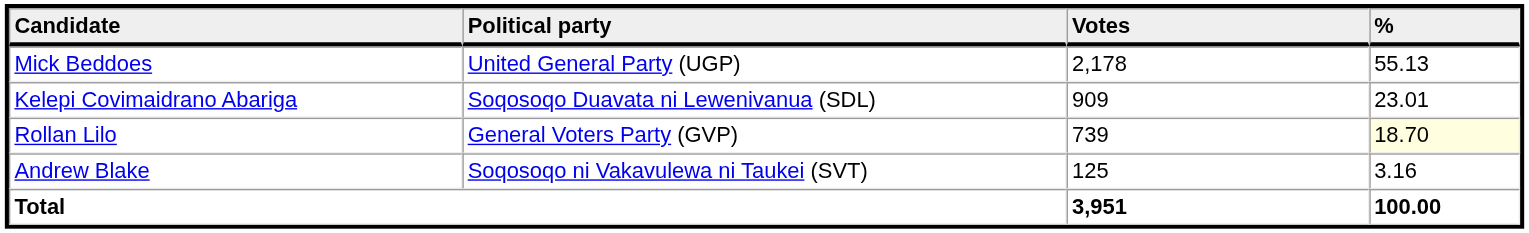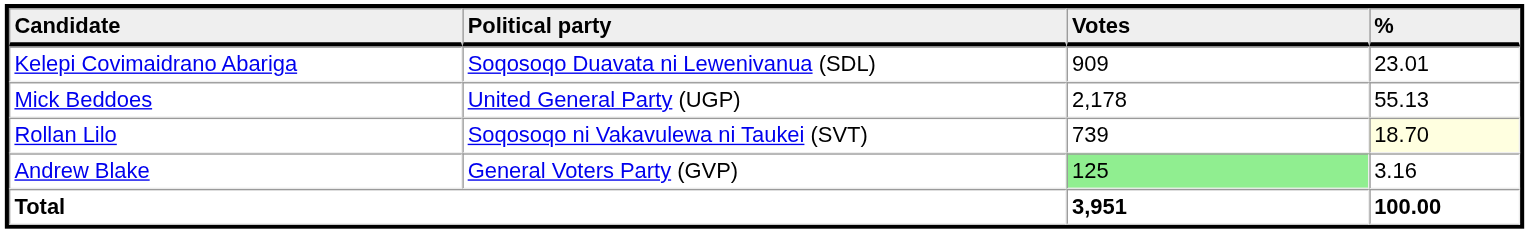rows swapped: (83, 64) <-> (156, 99)
(603, 135) General Voters Party (GVP) -> (668, 135) Soqosoqo ni Vakavulewa ni Taukei (SVT)
(668, 170) Soqosoqo ni Vakavulewa ni Taukei (SVT) -> (603, 170) General Voters Party (GVP)
(1090, 170) no background -> (1090, 170) lightgreen background
